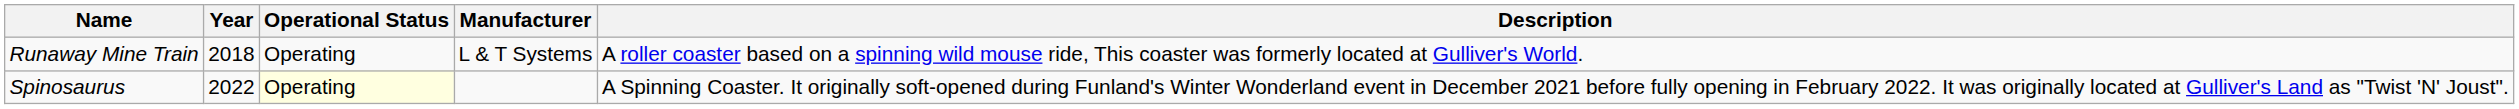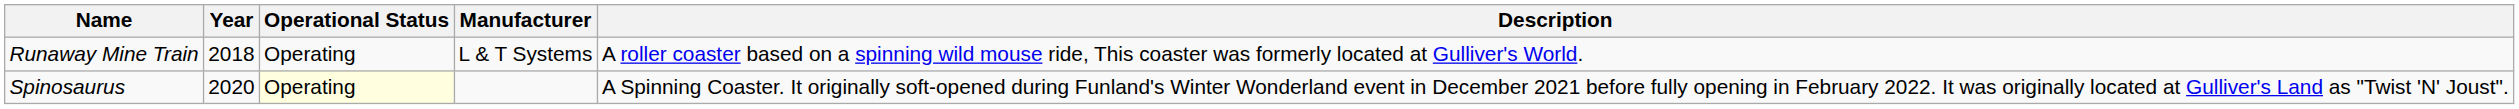(231, 86) 2022 -> (231, 86) 2020
